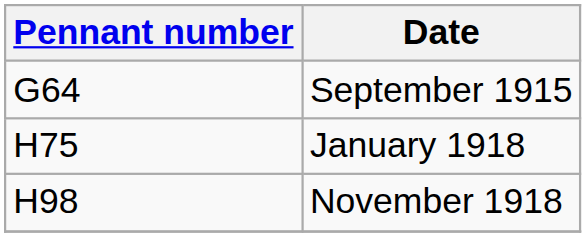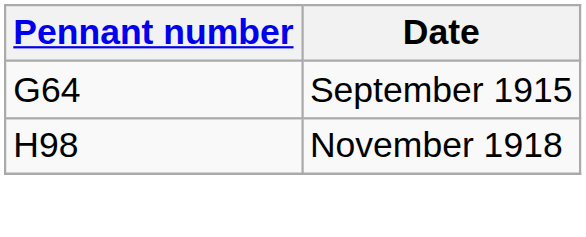- row: (418, 145)
